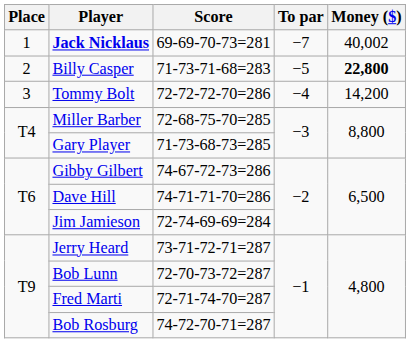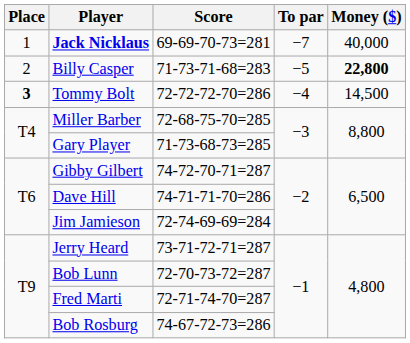(366, 42) 40,002 -> (366, 42) 40,000
(27, 94) normal -> (27, 94) bold
(366, 94) 14,200 -> (366, 94) 14,500
(214, 171) 74-67-72-73=286 -> (214, 171) 74-72-70-71=287
(214, 324) 74-72-70-71=287 -> (214, 324) 74-67-72-73=286
